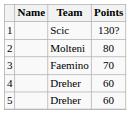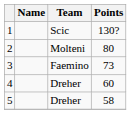(109, 65) 70 -> (109, 65) 73
(109, 100) 60 -> (109, 100) 58
